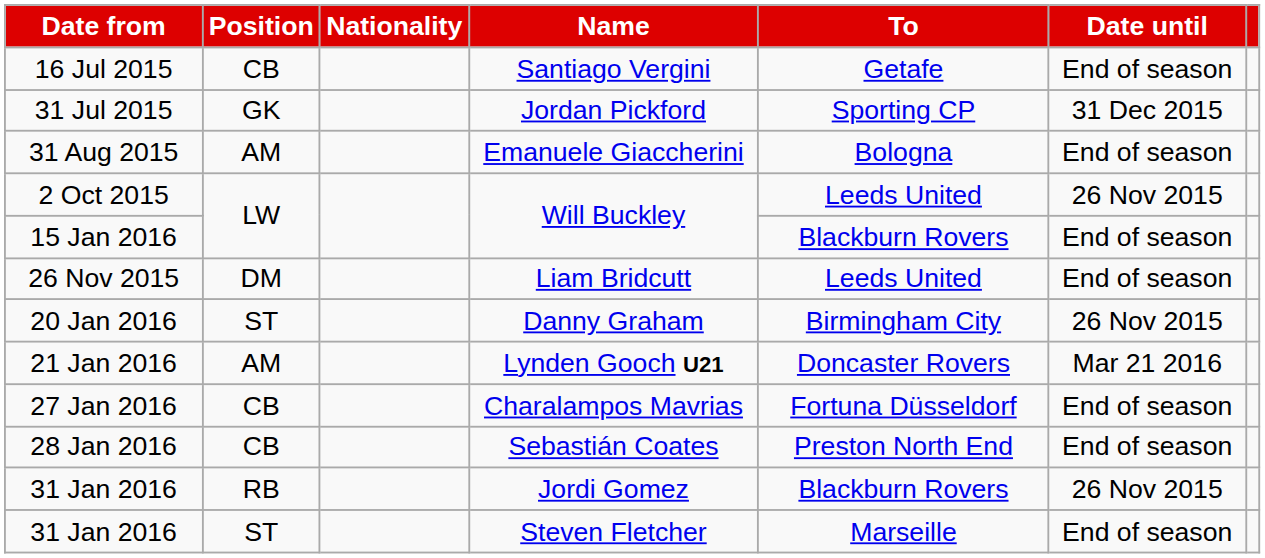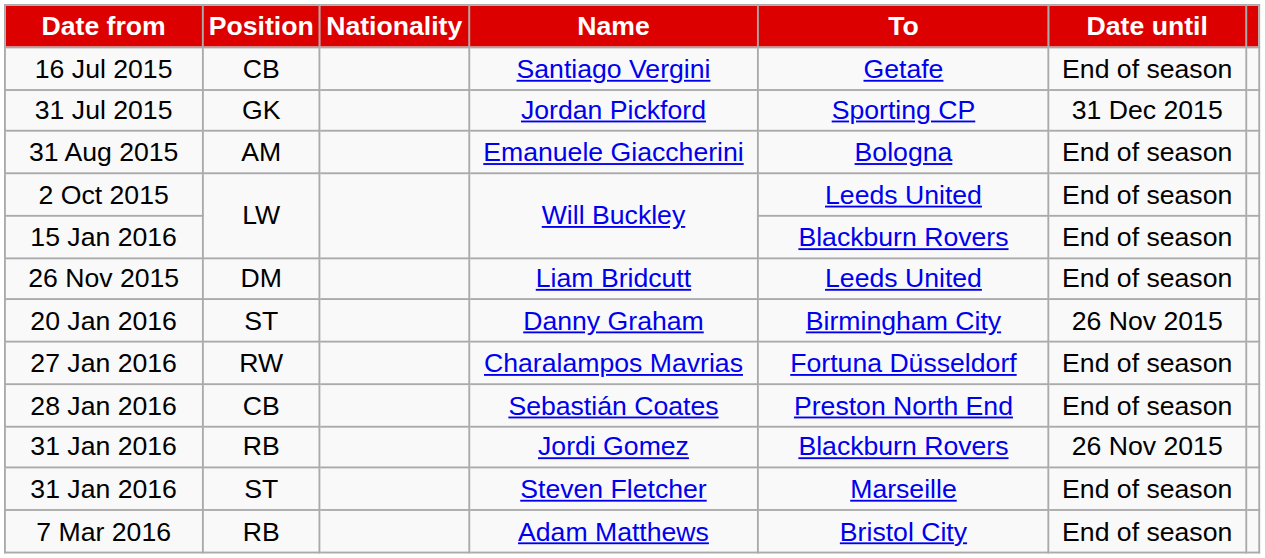(1147, 195) 26 Nov 2015 -> (1147, 195) End of season
- row: (104, 363)
(261, 405) CB -> (261, 363) RW
+ row: (104, 531)
